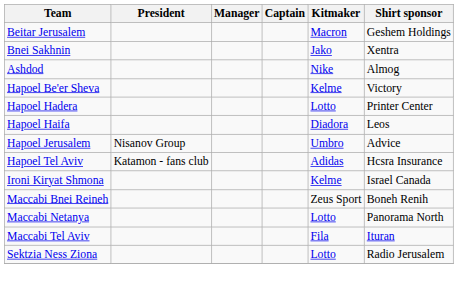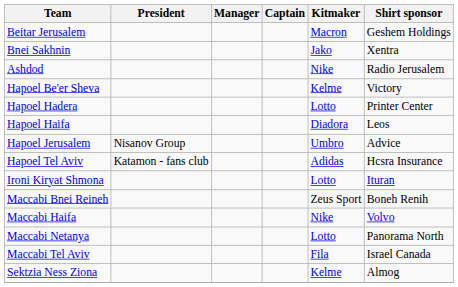(383, 69) Almog -> (406, 69) Radio Jerusalem
(326, 180) Kelme -> (323, 180) Lotto
(399, 180) Israel Canada -> (381, 180) Ituran
+ row: (42, 217)
(381, 236) Ituran -> (399, 254) Israel Canada
(323, 254) Lotto -> (326, 273) Kelme
(406, 254) Radio Jerusalem -> (383, 273) Almog
